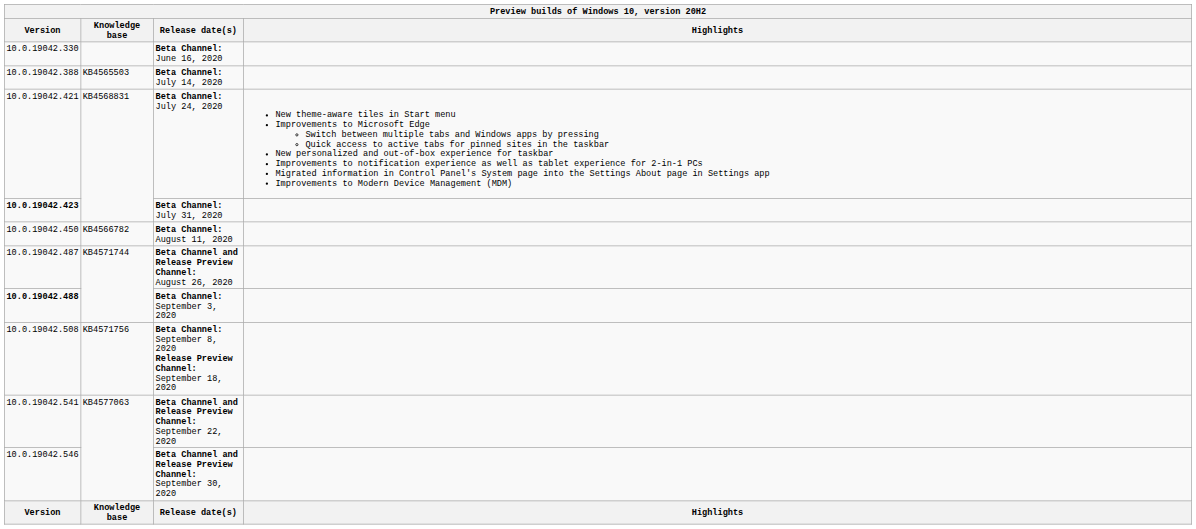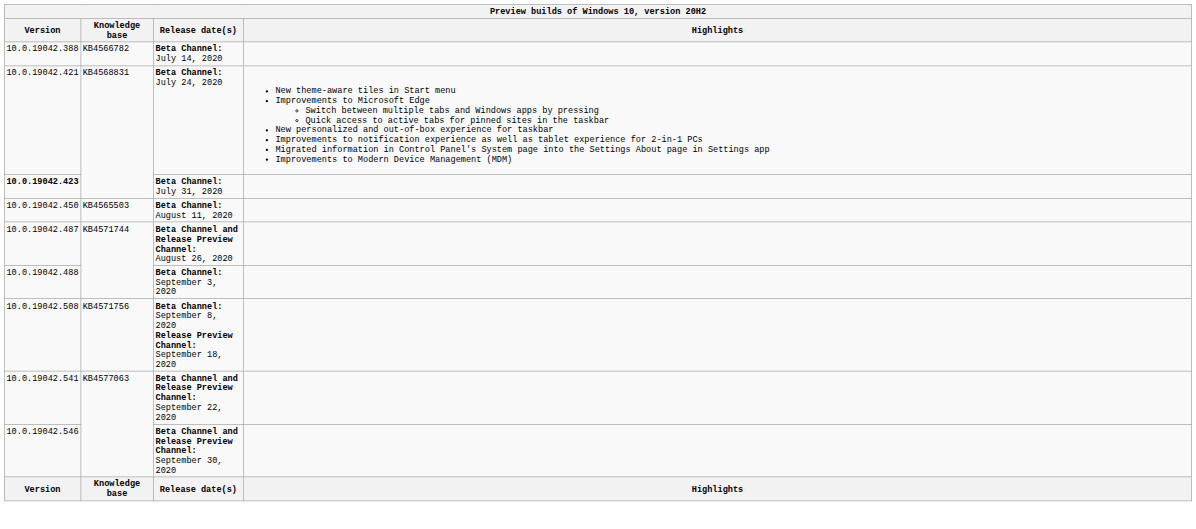- row: (189, 54)
(106, 73) KB4565503 -> (106, 49) KB4566782
(106, 229) KB4566782 -> (106, 206) KB4565503
(42, 296) bold -> (42, 273) normal
